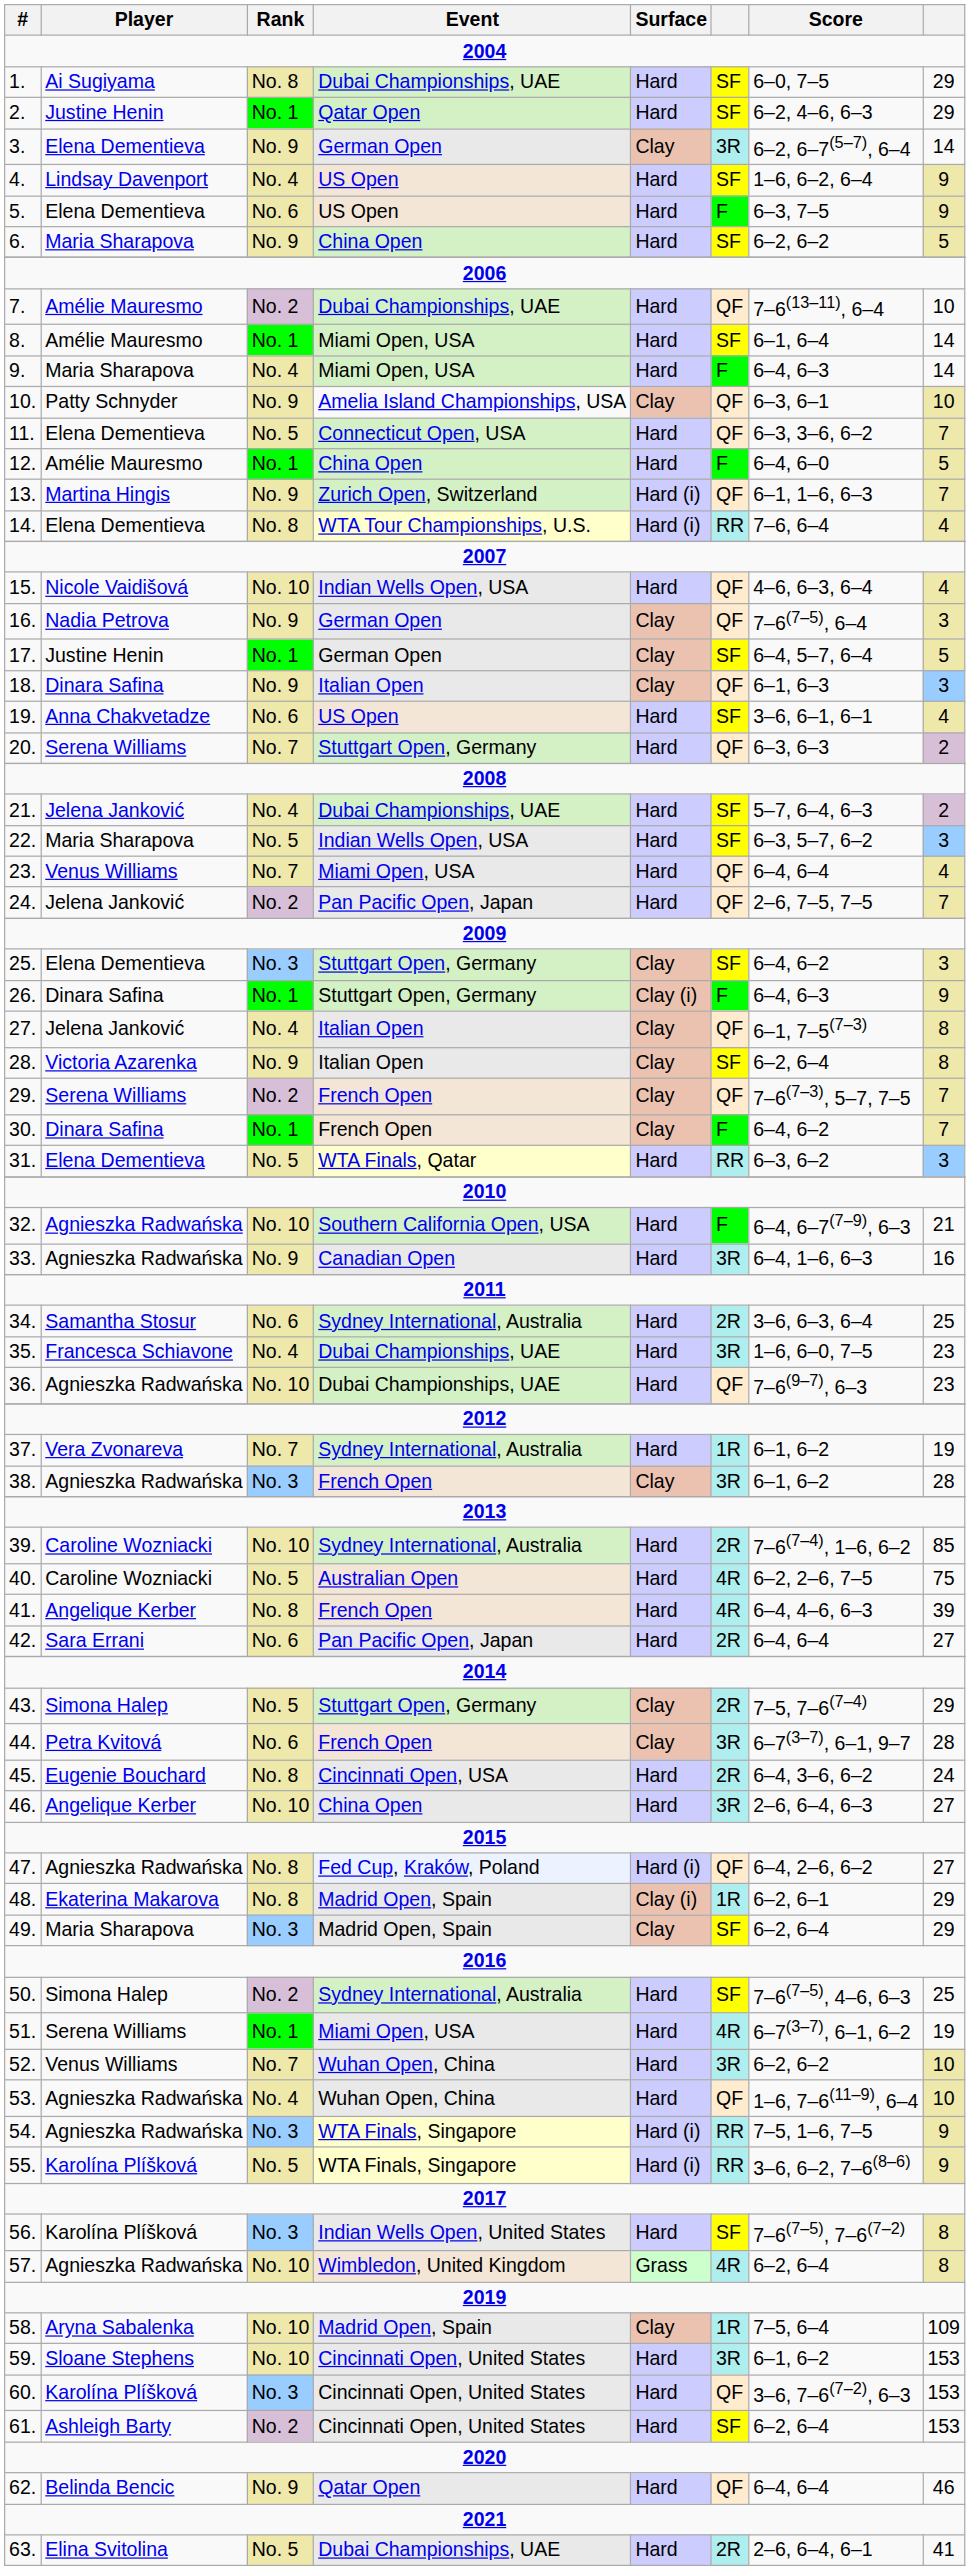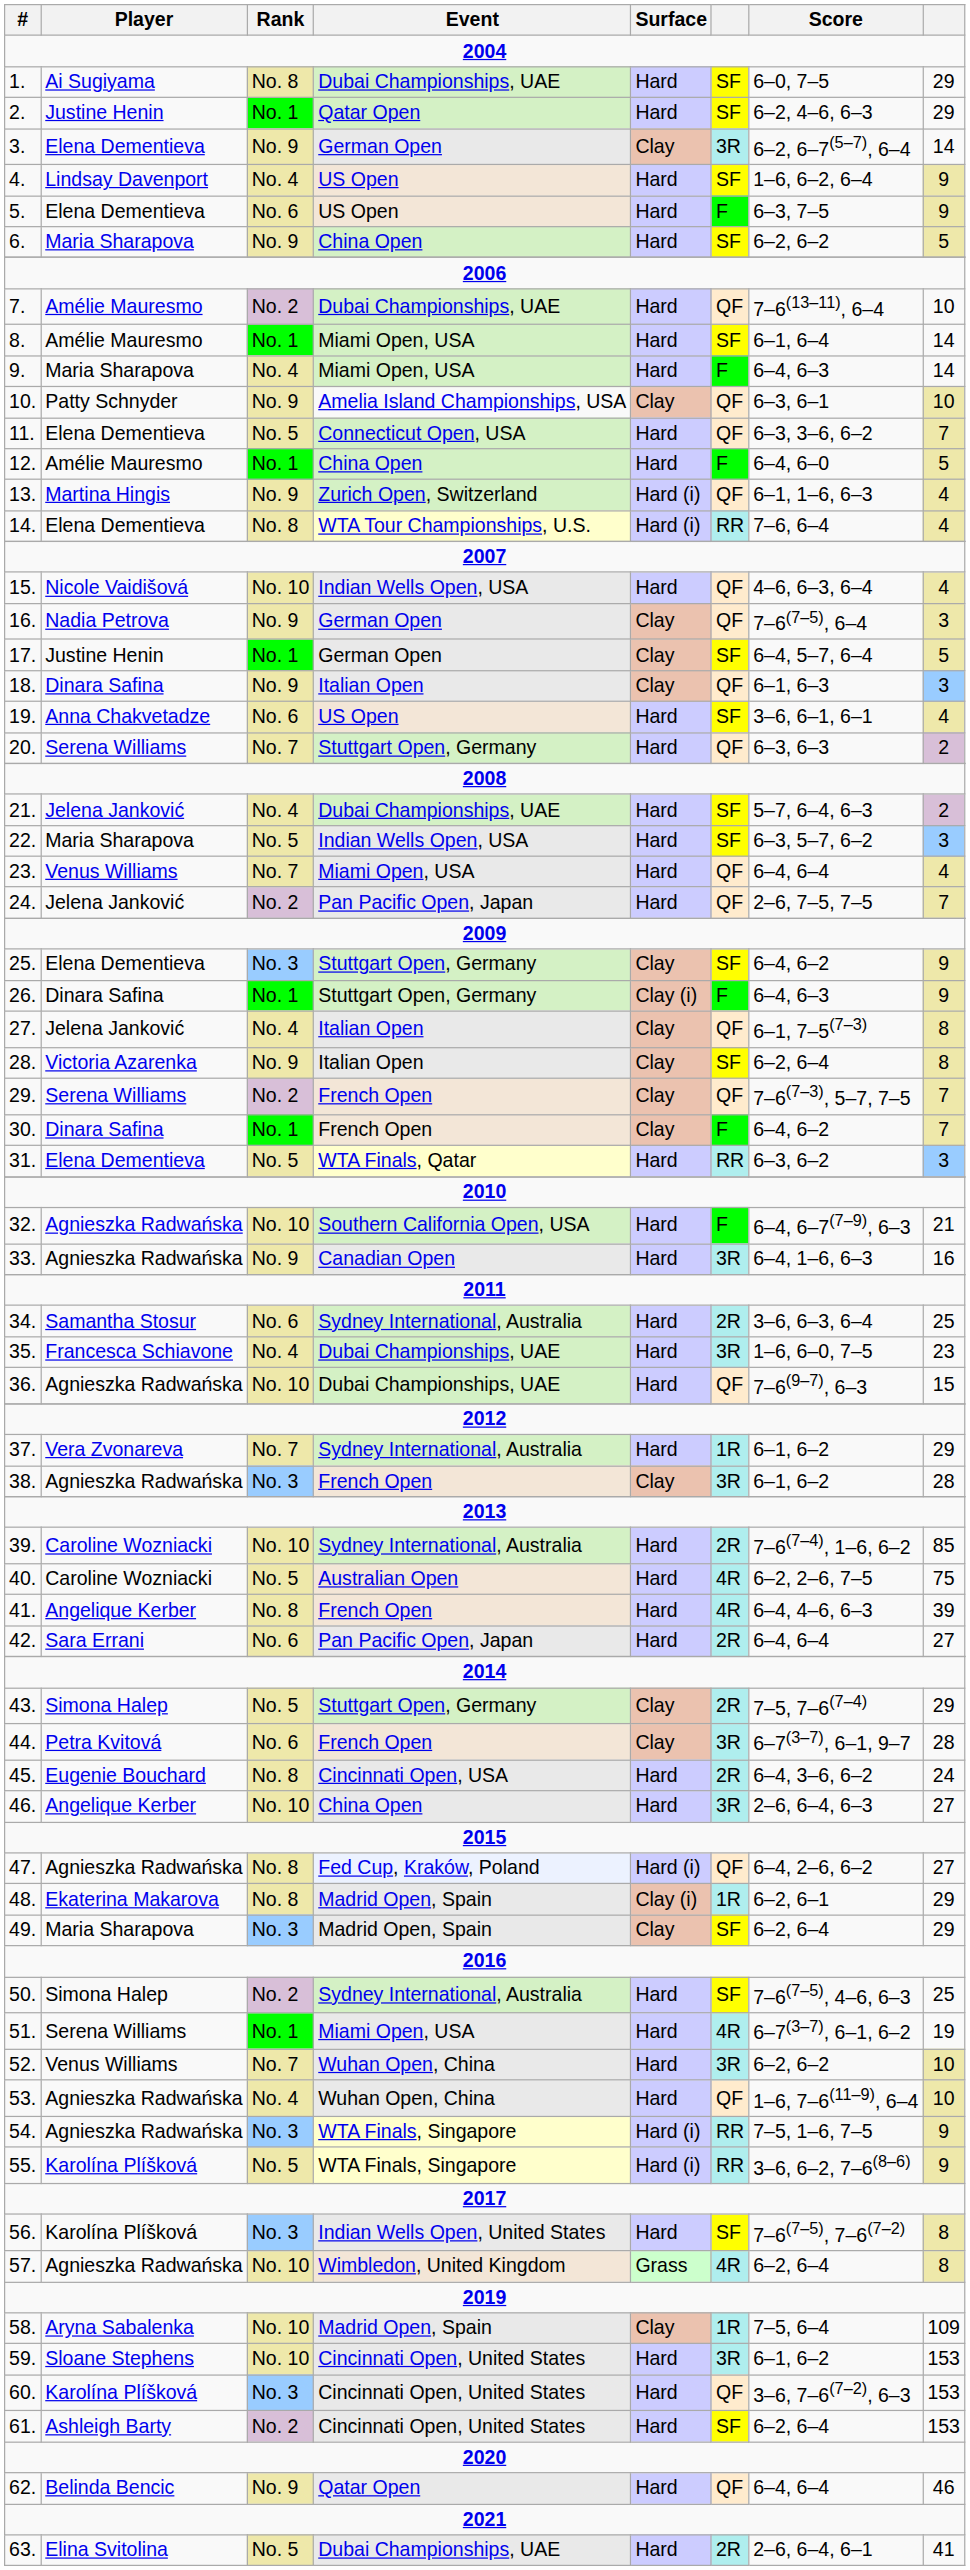(944, 494) 7 -> (944, 494) 4
(944, 964) 3 -> (944, 964) 9
(944, 1385) 23 -> (944, 1385) 15
(944, 1450) 19 -> (944, 1450) 29
